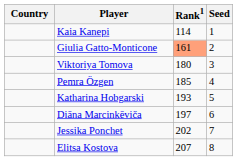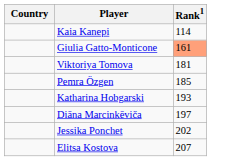- column: (219, 14)
(183, 65) 180 -> (183, 65) 181
